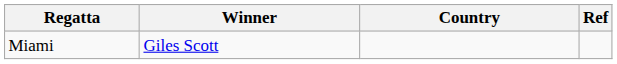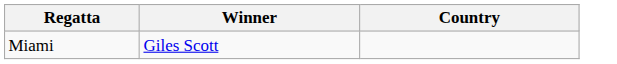- column: (596, 17)
